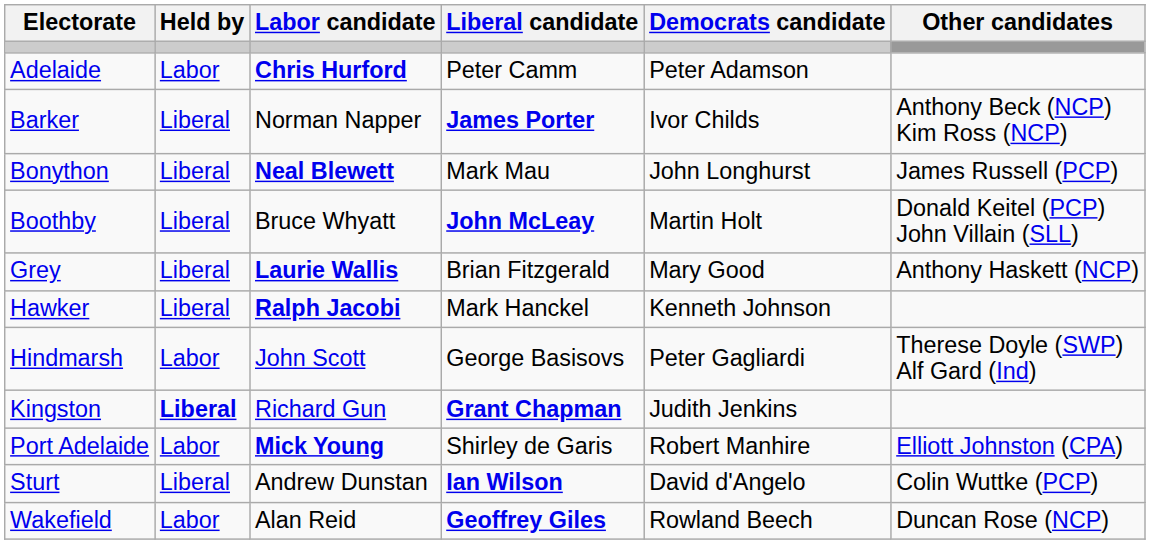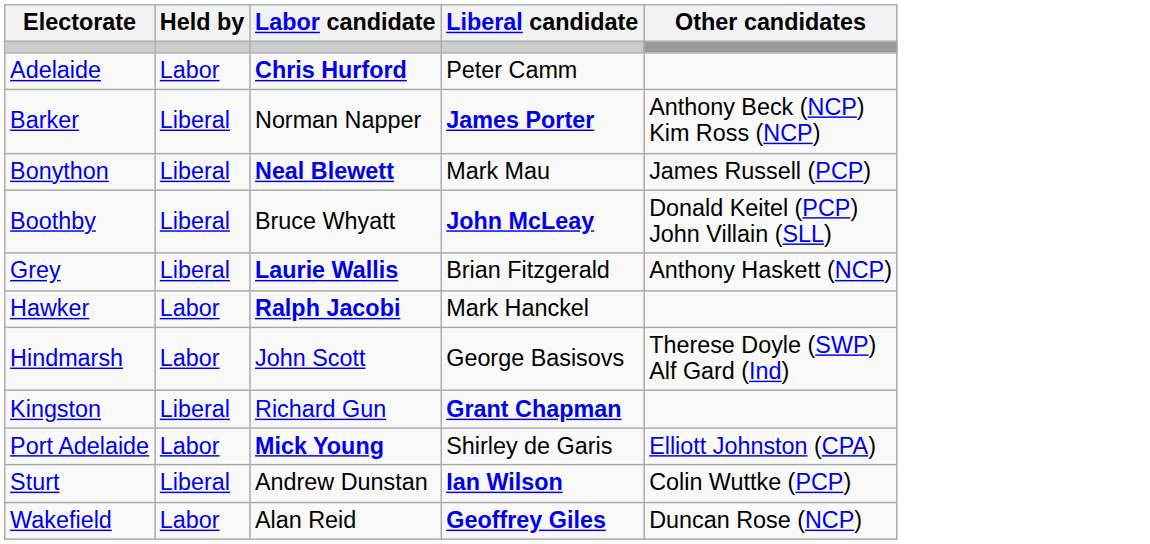- column: (767, 23)
(195, 308) Liberal -> (190, 308) Labor
(198, 409) bold -> (195, 409) normal
